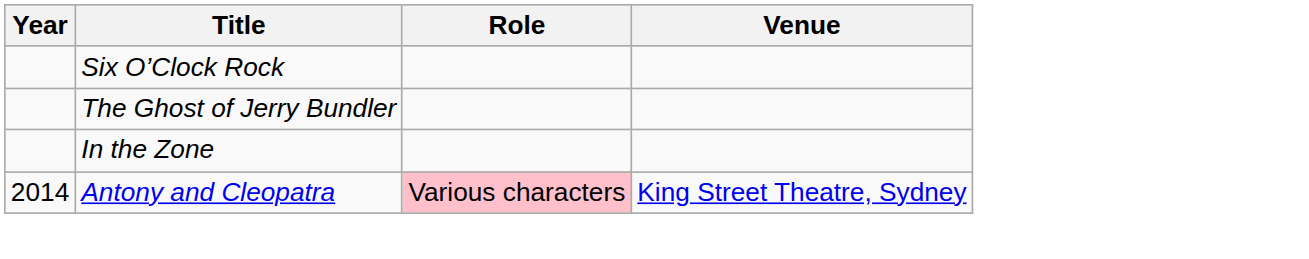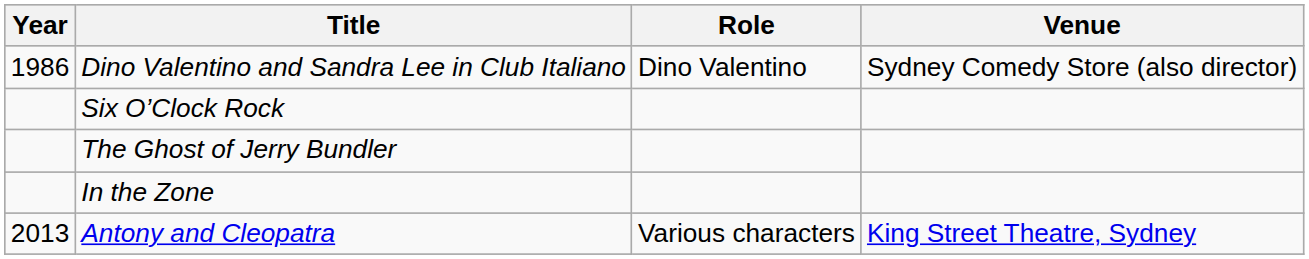+ row: (354, 66)
(40, 191) 2014 -> (40, 233) 2013
(517, 191) pink background -> (746, 233) no background
